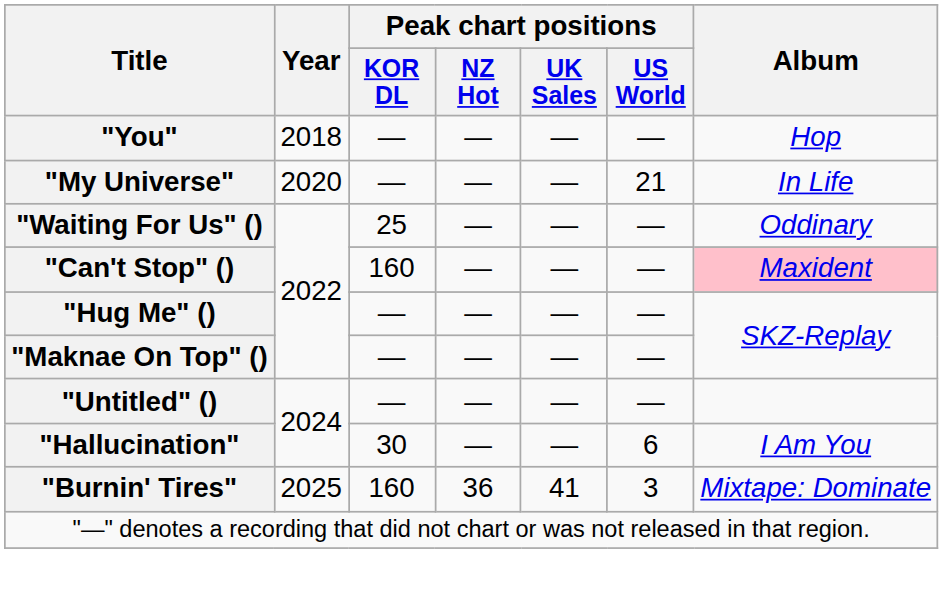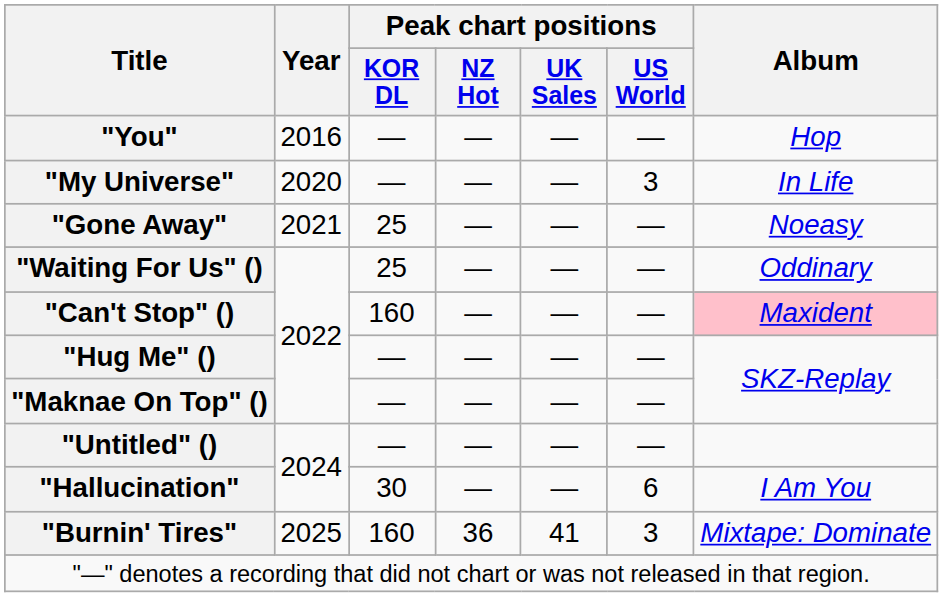(311, 137) 2018 -> (311, 137) 2016
(651, 181) 21 -> (651, 181) 3
+ row: (139, 225)
